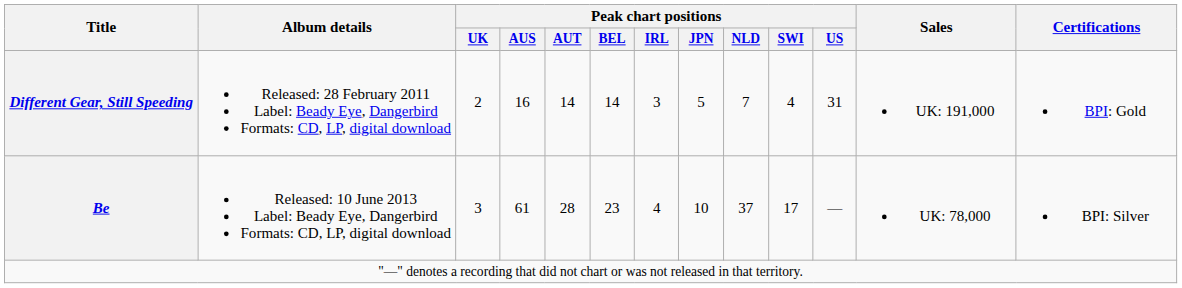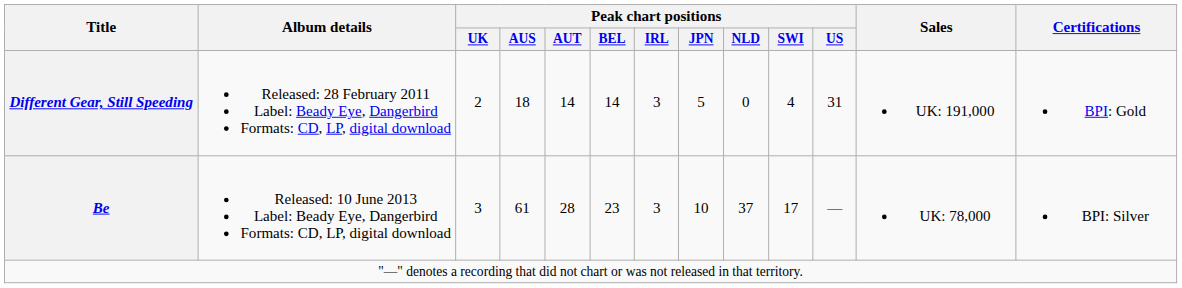(522, 103) 16 -> (522, 103) 18
(746, 103) 7 -> (746, 103) 0
(657, 207) 4 -> (657, 207) 3
